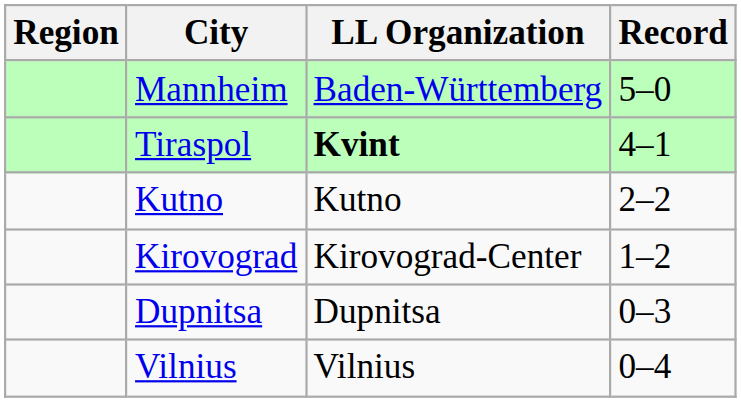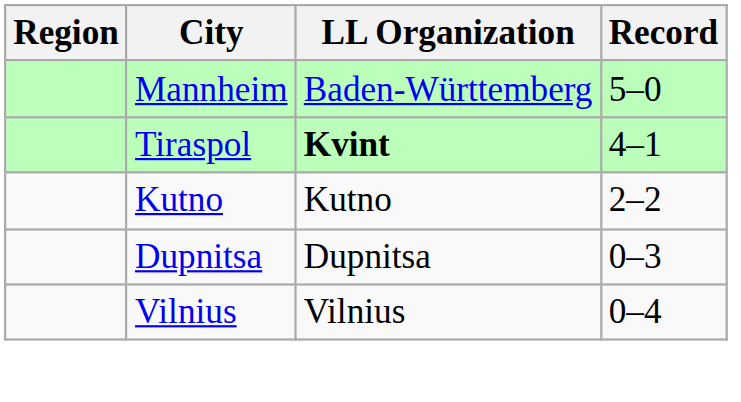- row: (216, 255)
